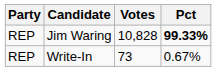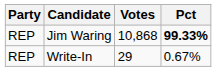(138, 35) 10,828 -> (138, 35) 10,868
(125, 56) 73 -> (125, 56) 29
